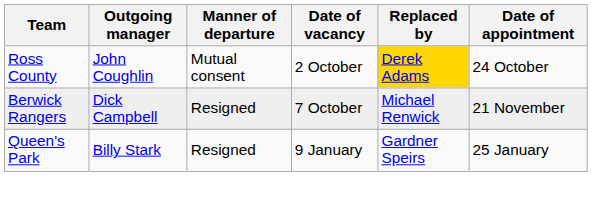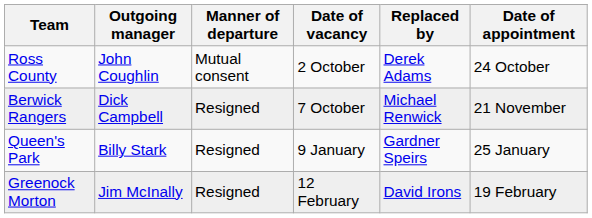(405, 66) gold background -> (407, 66) no background
+ row: (41, 191)
